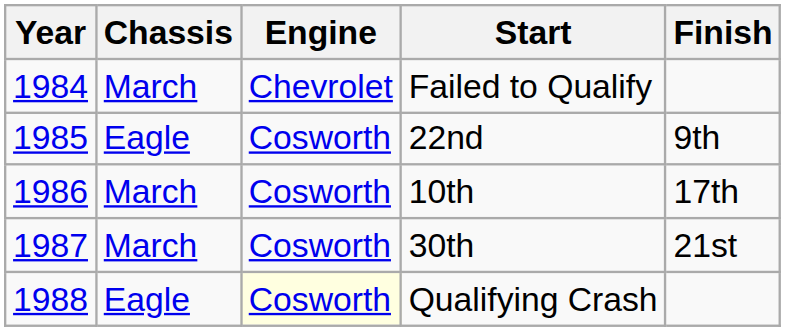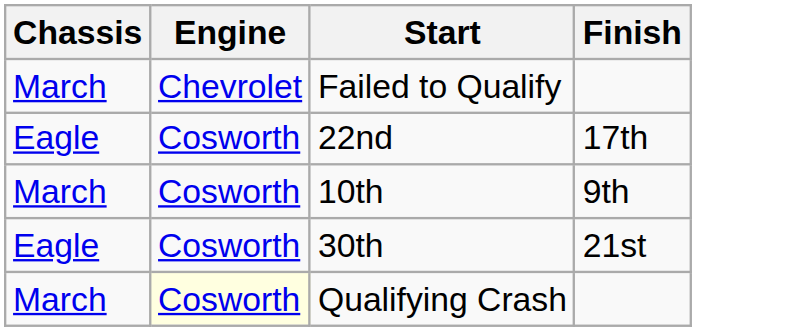- column: (51, 32)
(697, 139) 9th -> (615, 139) 17th
(706, 192) 17th -> (606, 192) 9th
(151, 245) March -> (56, 245) Eagle
(147, 298) Eagle -> (60, 298) March
